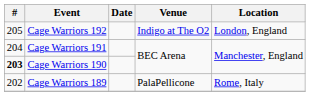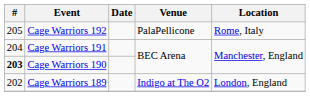(173, 30) Indigo at The O2 -> (166, 30) PalaPellicone
(251, 30) London, England -> (239, 30) Rome, Italy
(166, 82) PalaPellicone -> (173, 82) Indigo at The O2
(239, 82) Rome, Italy -> (251, 82) London, England
